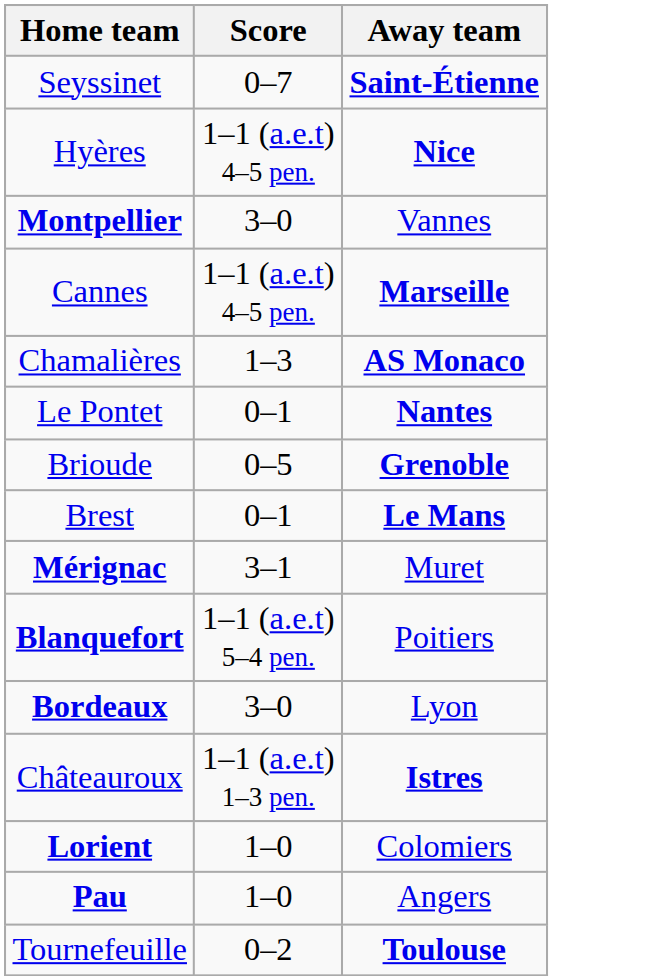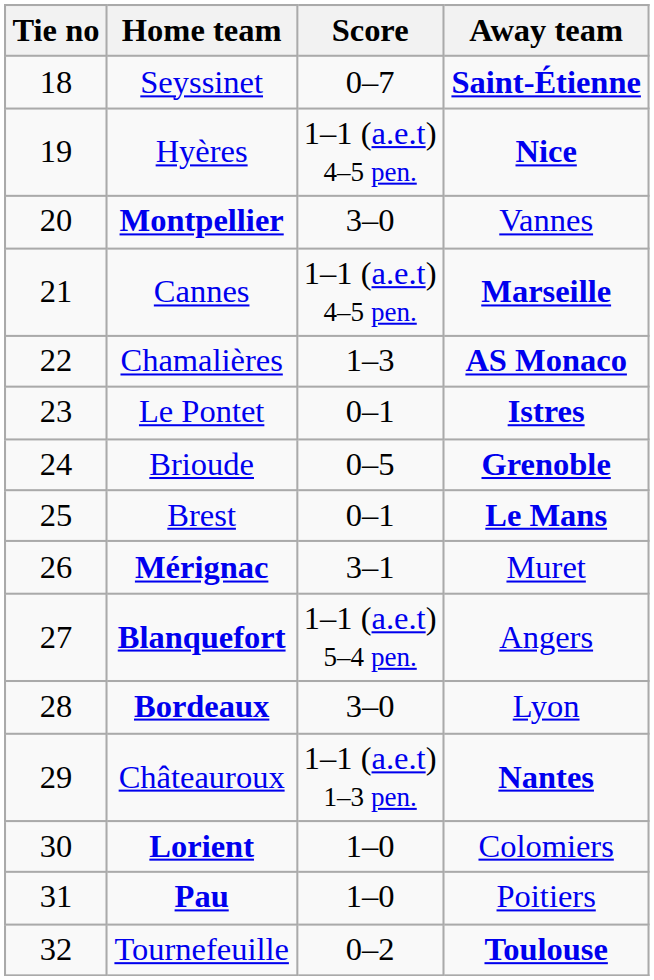+ column: (56, 30)
(444, 412) Nantes -> (546, 412) Istres
(444, 636) Poitiers -> (546, 636) Angers
(444, 776) Istres -> (546, 776) Nantes
(444, 897) Angers -> (546, 897) Poitiers
